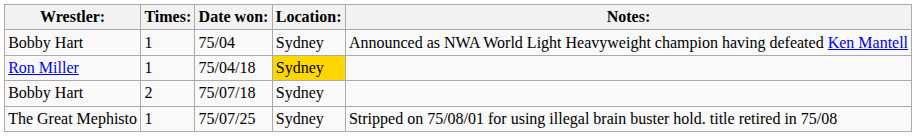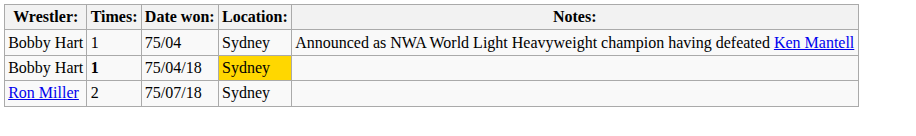(44, 67) Ron Miller -> (46, 67) Bobby Hart
(148, 67) normal -> (95, 67) bold
(46, 93) Bobby Hart -> (44, 93) Ron Miller
- row: (227, 118)
